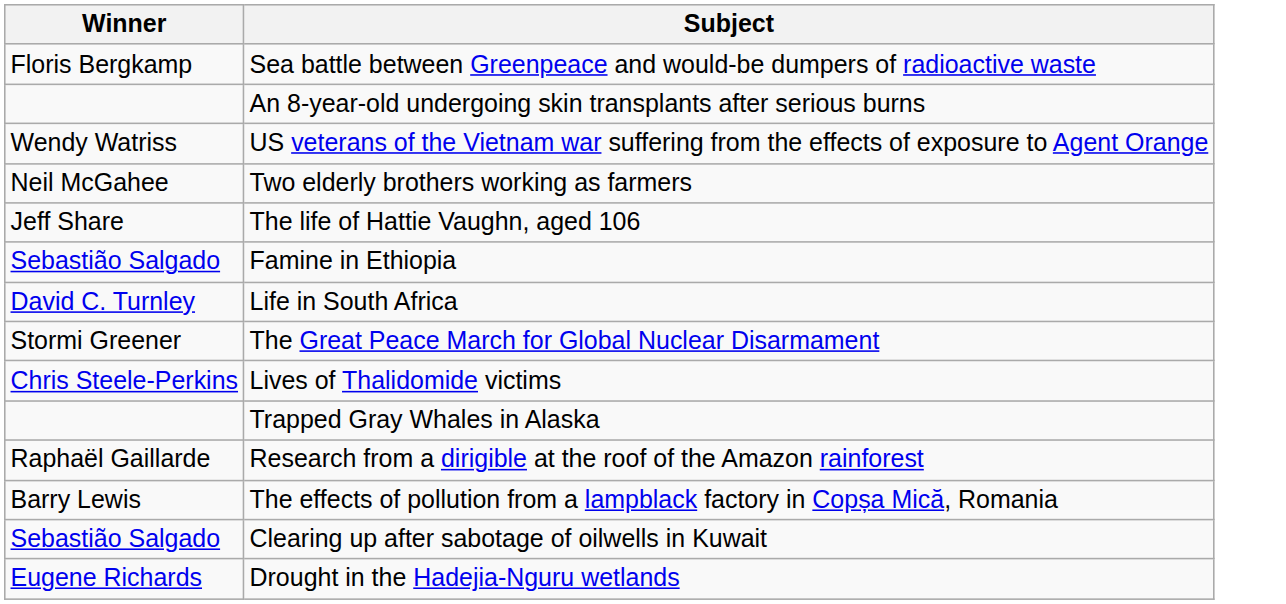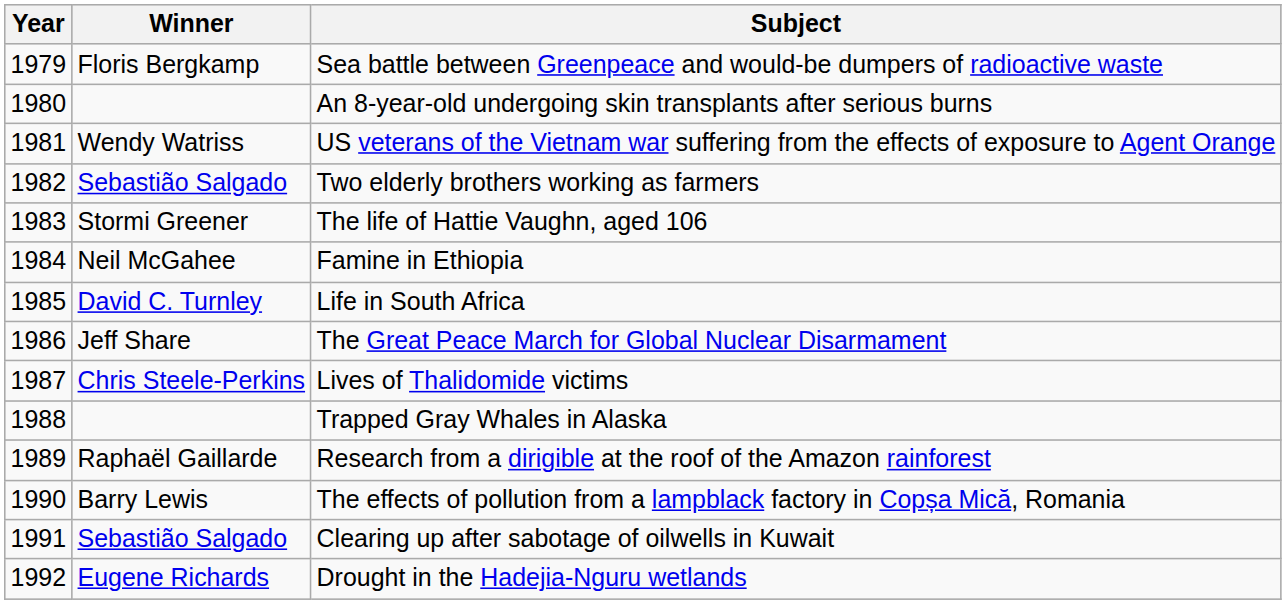+ column: (38, 24)
(90, 182) Neil McGahee -> (182, 182) Sebastião Salgado
(67, 222) Jeff Share -> (163, 222) Stormi Greener
(115, 261) Sebastião Salgado -> (157, 261) Neil McGahee
(96, 340) Stormi Greener -> (134, 340) Jeff Share
